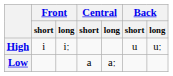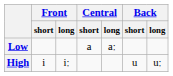rows swapped: (18, 46) <-> (18, 63)
